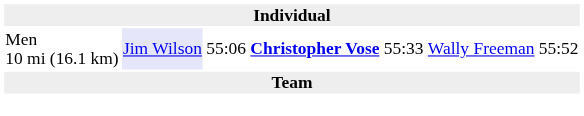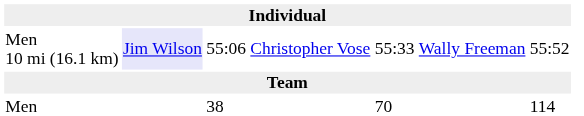(315, 48) bold -> (310, 48) normal
+ row: (21, 106)
